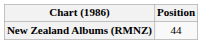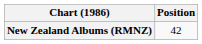(176, 30) 44 -> (176, 30) 42
